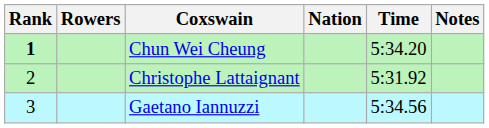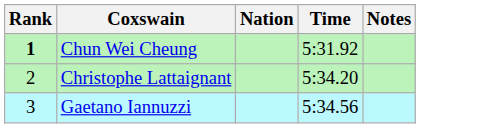- column: (91, 19)
(399, 48) 5:34.20 -> (330, 48) 5:31.92
(399, 78) 5:31.92 -> (330, 78) 5:34.20
